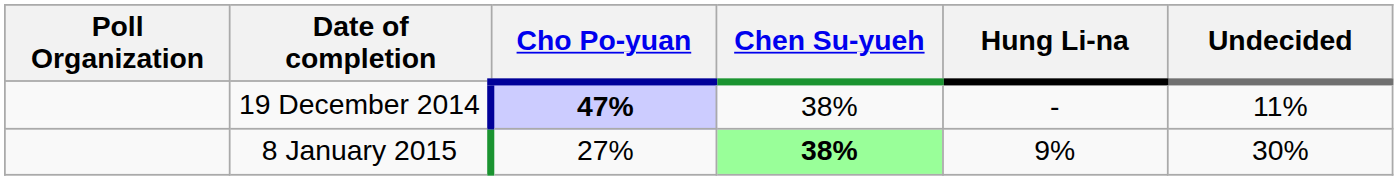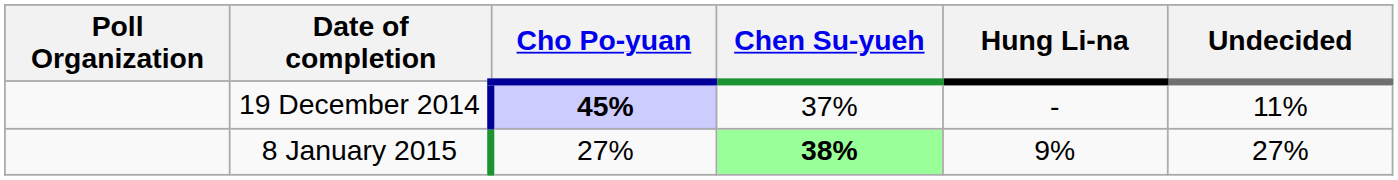(605, 106) 47% -> (605, 106) 45%
(829, 106) 38% -> (829, 106) 37%
(1280, 151) 30% -> (1280, 151) 27%
